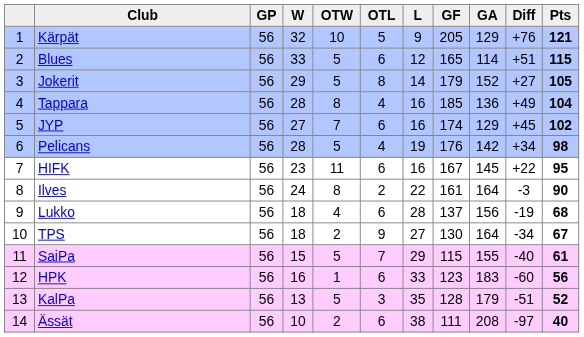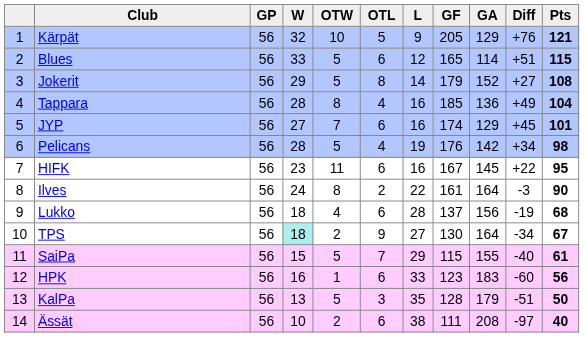(560, 81) 105 -> (560, 81) 108
(560, 125) 102 -> (560, 125) 101
(298, 234) no background -> (298, 234) paleturquoise background
(560, 299) 52 -> (560, 299) 50
